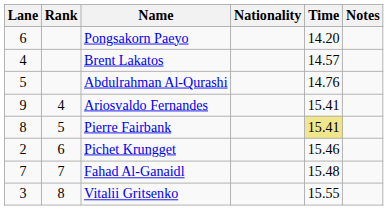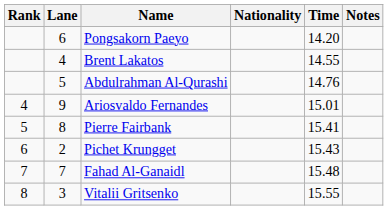columns swapped: (61, 15) <-> (23, 15)
(324, 60) 14.57 -> (324, 60) 14.55
(324, 104) 15.41 -> (324, 104) 15.01
(324, 127) khaki background -> (324, 127) no background
(324, 149) 15.46 -> (324, 149) 15.43
